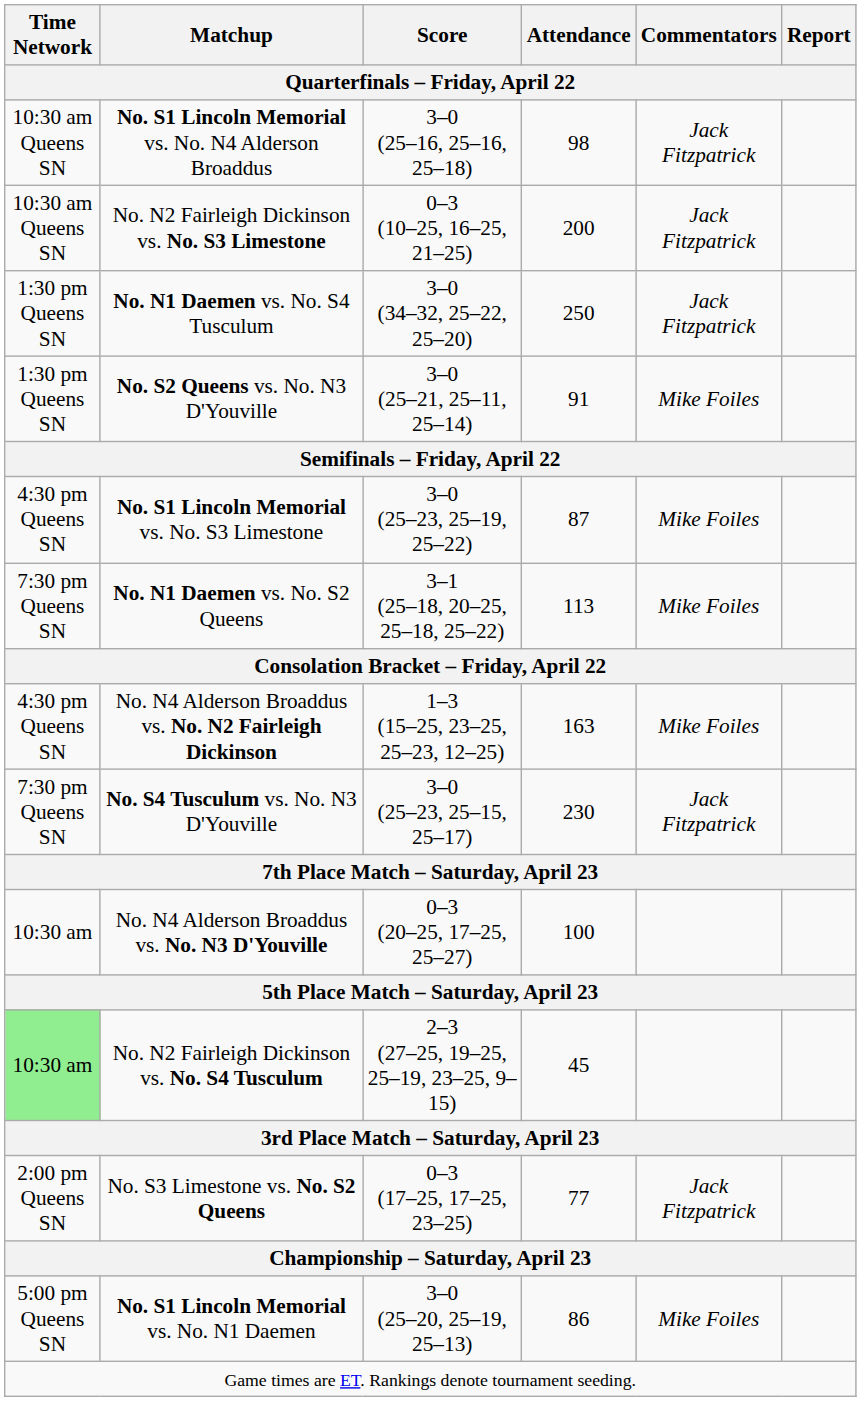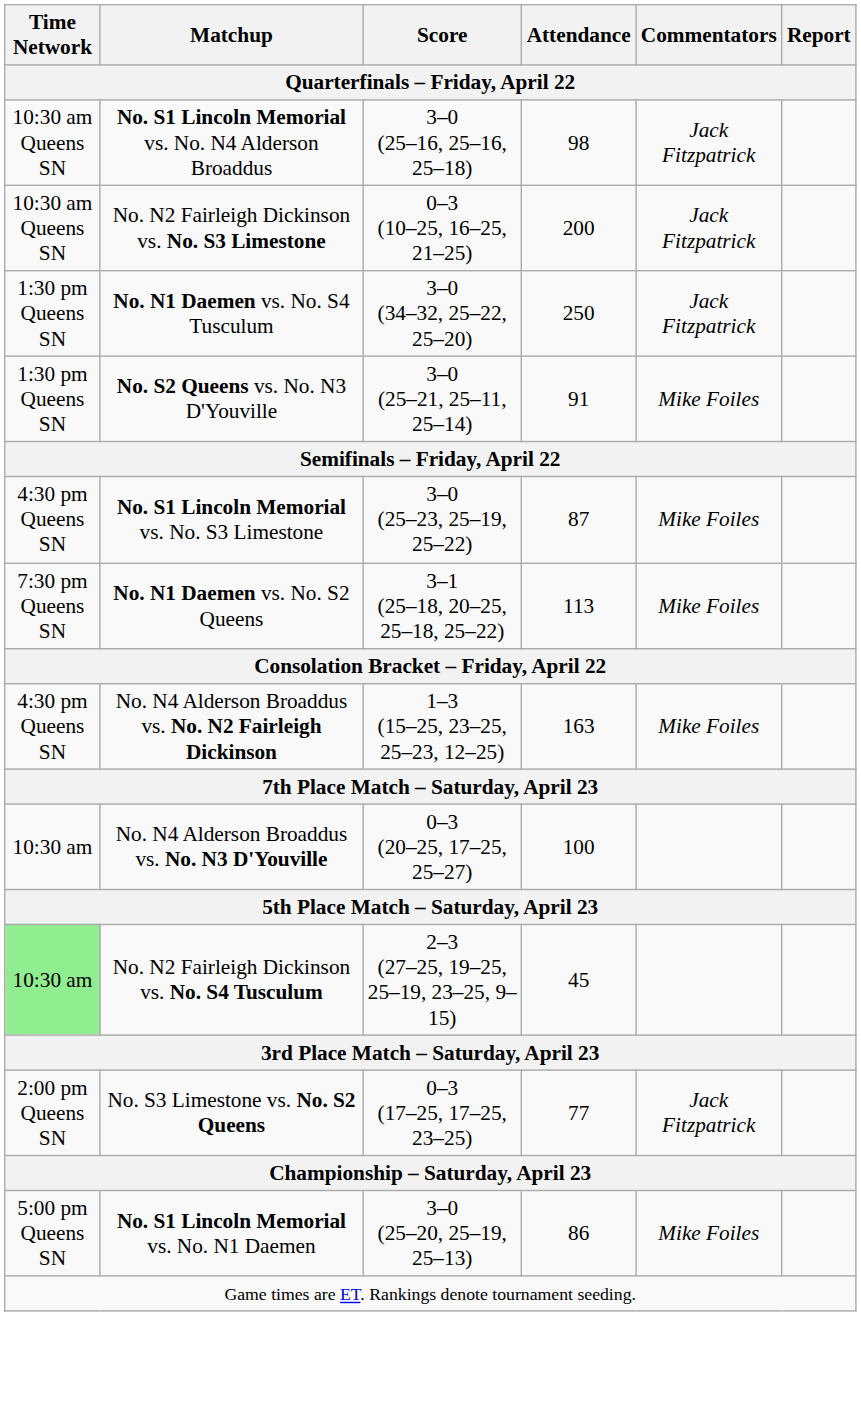- row: (231, 811)
